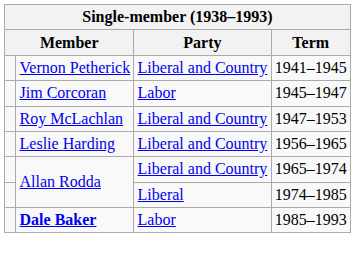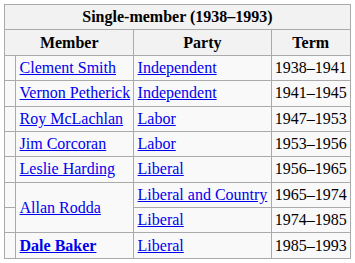+ row: (311, 67)
(202, 67) Liberal and Country -> (177, 93) Independent
- row: (311, 93)
(202, 118) Liberal and Country -> (157, 118) Labor
+ row: (311, 144)
(202, 144) Liberal and Country -> (161, 169) Liberal
(157, 220) Labor -> (161, 245) Liberal
